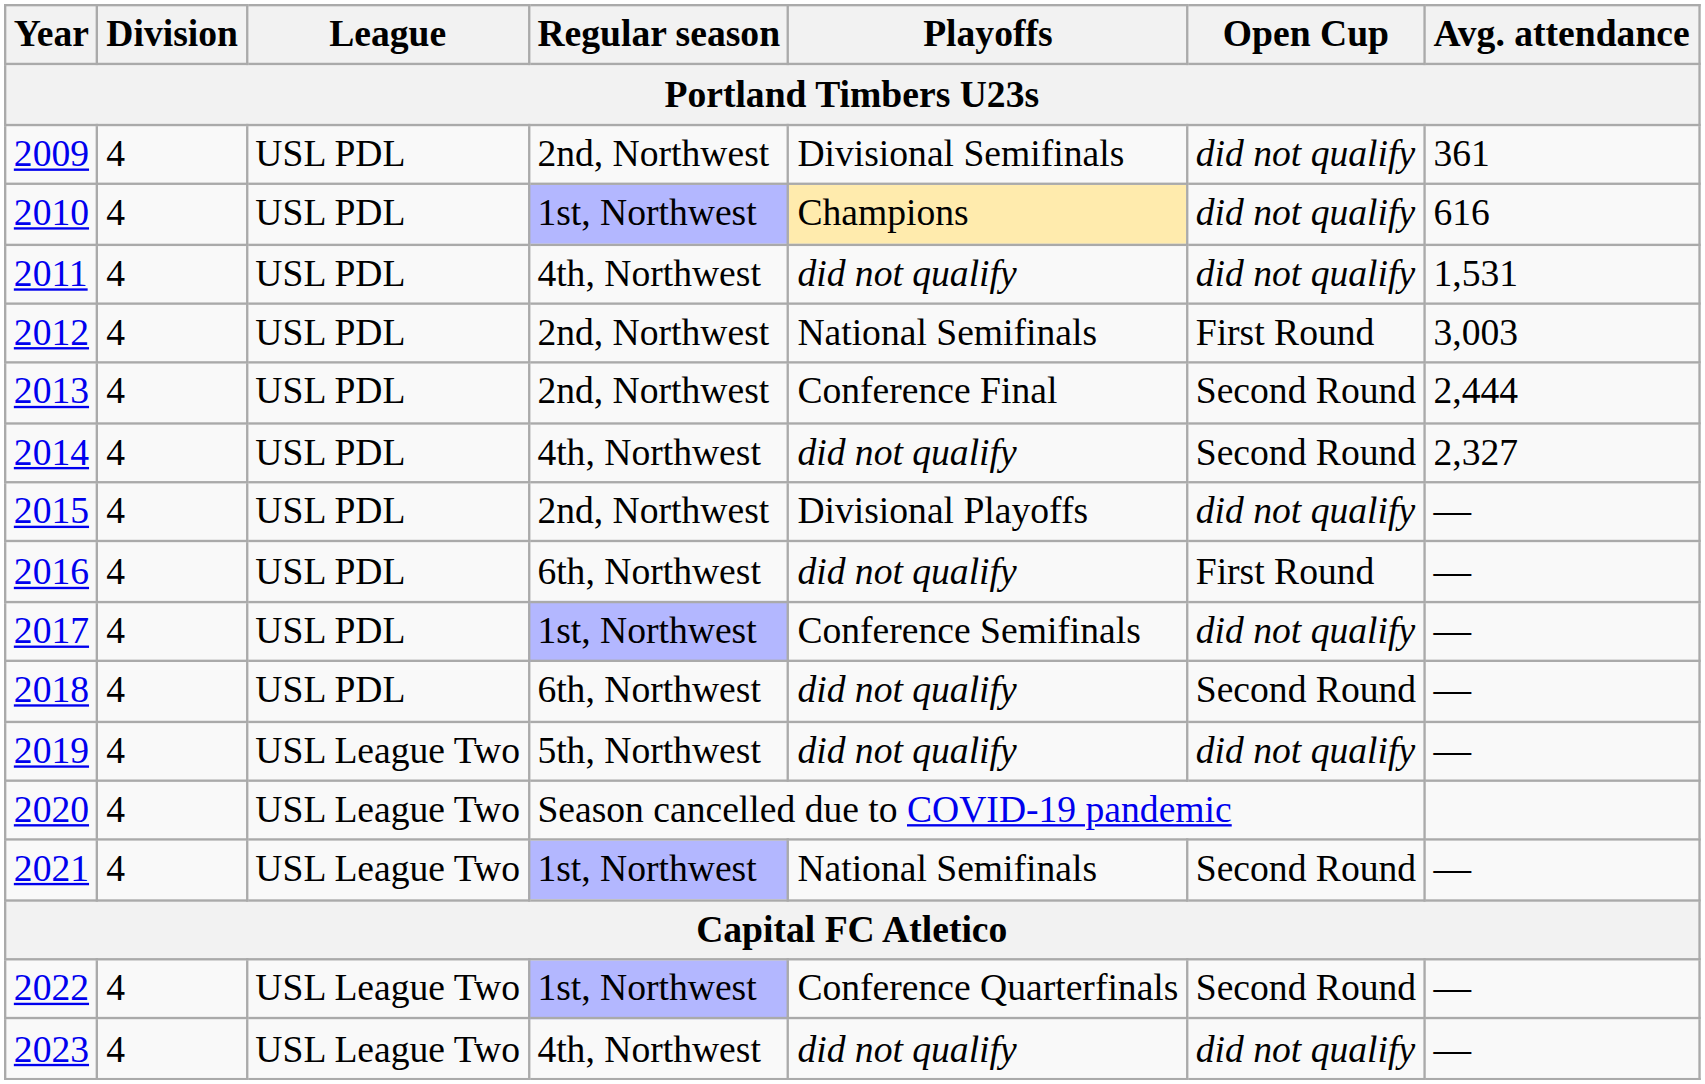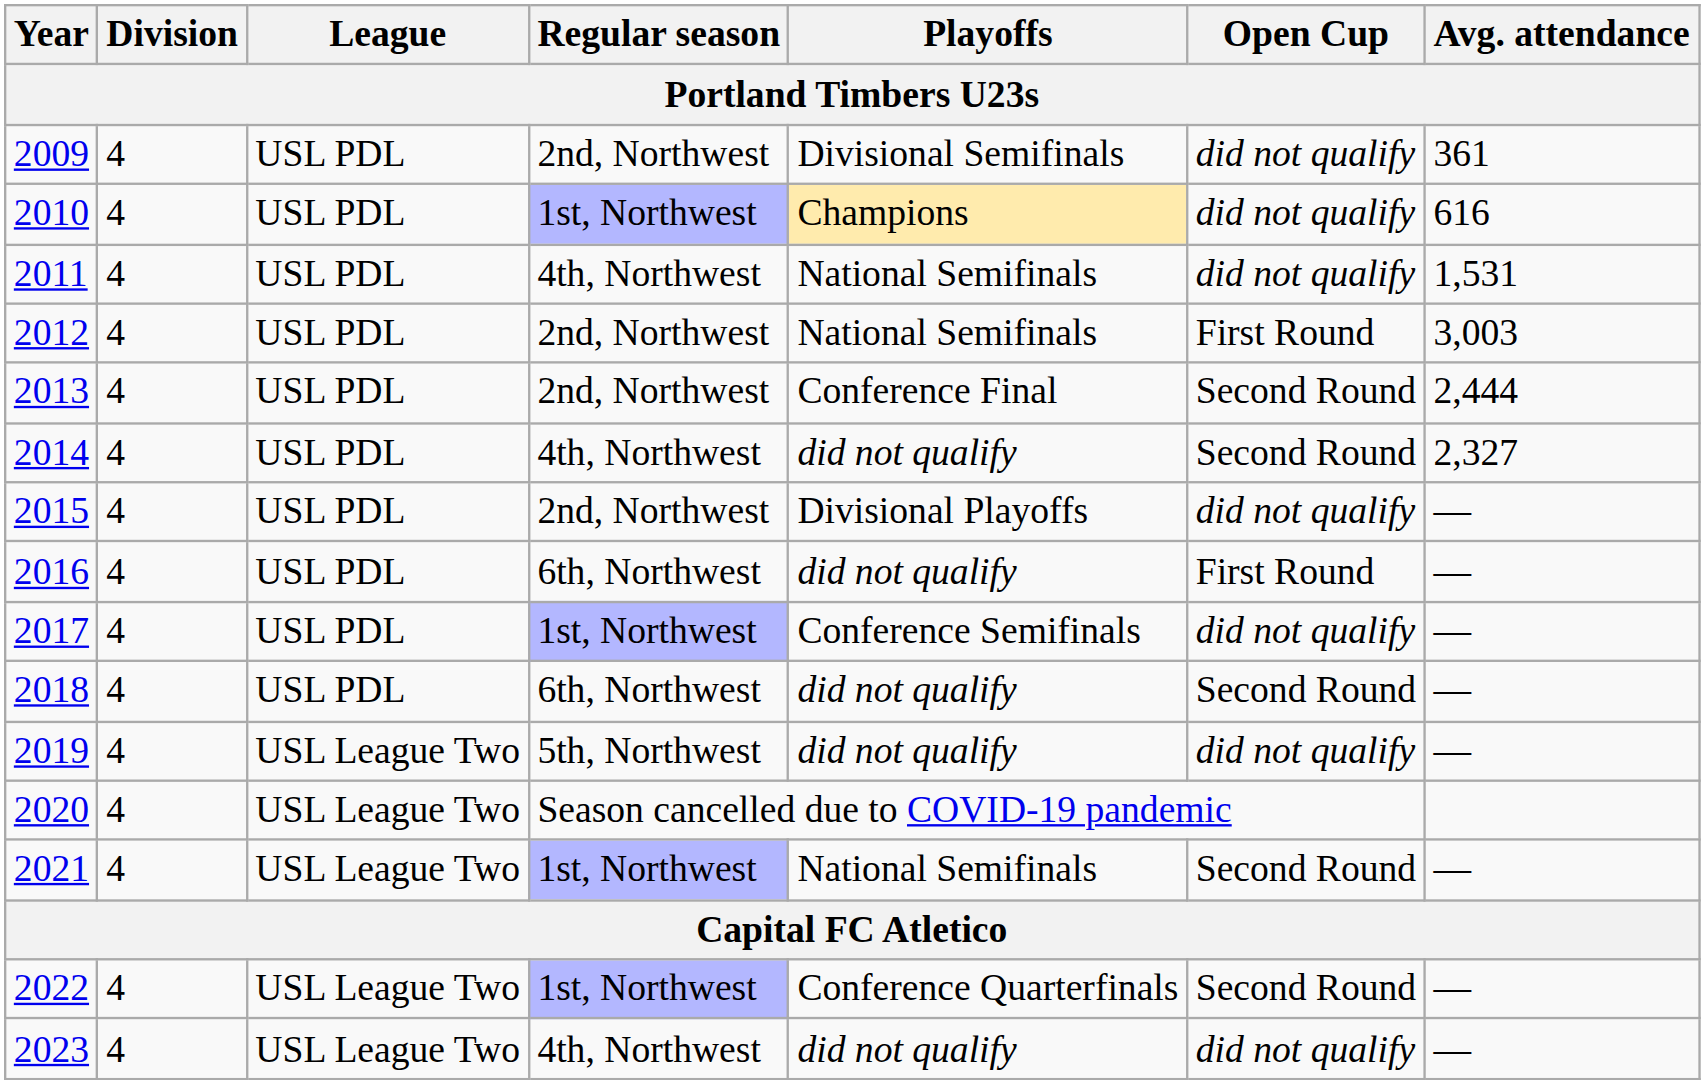(907, 272) did not qualify -> (947, 272) National Semifinals
